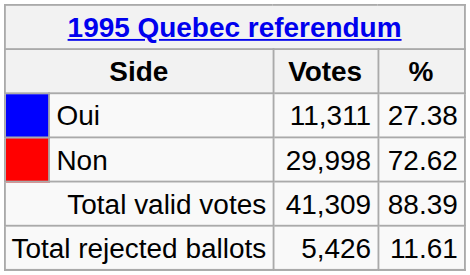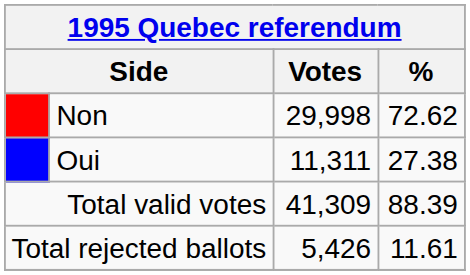rows swapped: (82, 160) <-> (78, 116)
